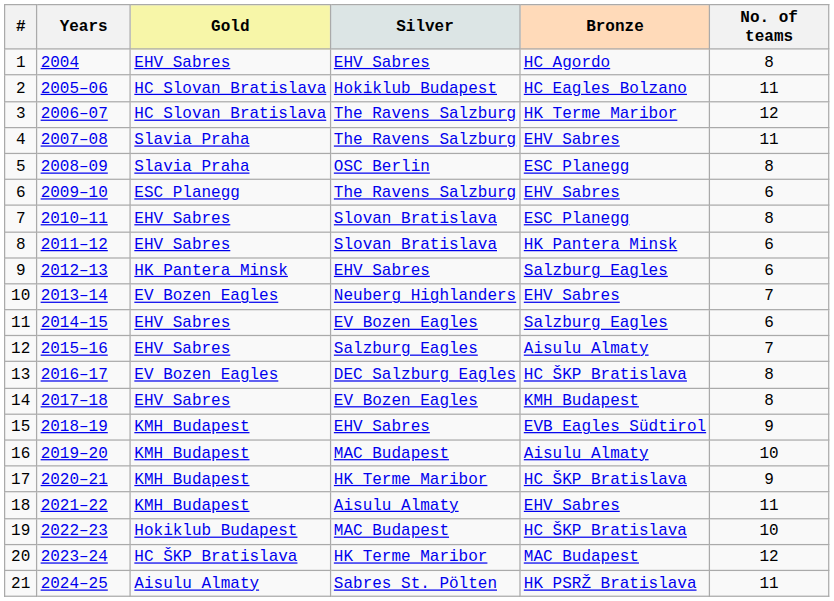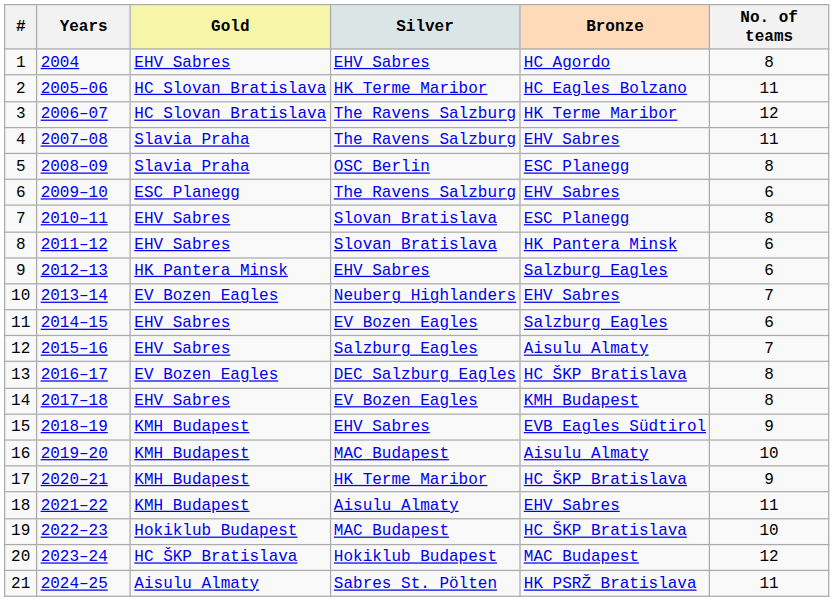(415, 88) Hokiklub Budapest -> (411, 88) HK Terme Maribor
(411, 557) HK Terme Maribor -> (415, 557) Hokiklub Budapest
